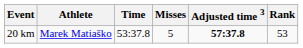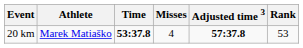(133, 34) normal -> (134, 34) bold
(171, 34) 5 -> (171, 34) 4
